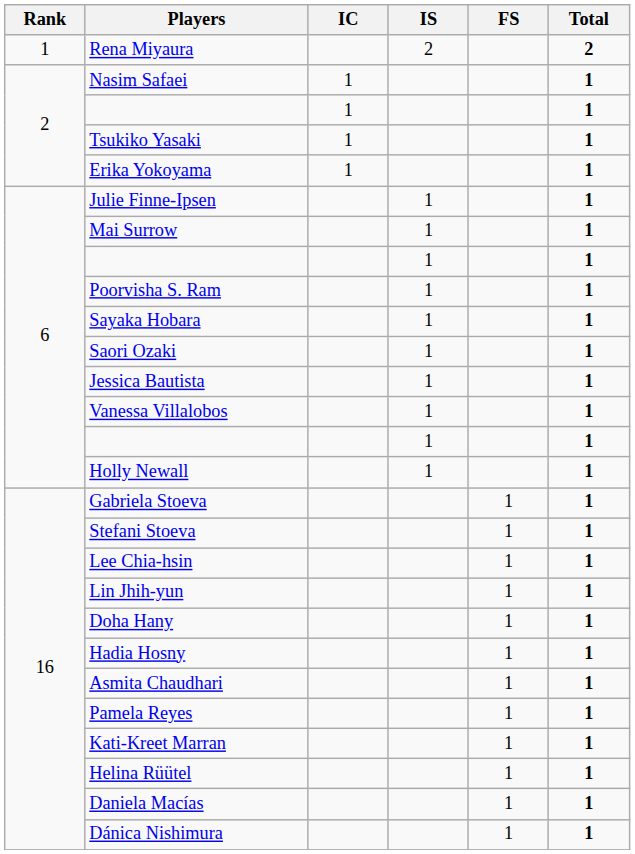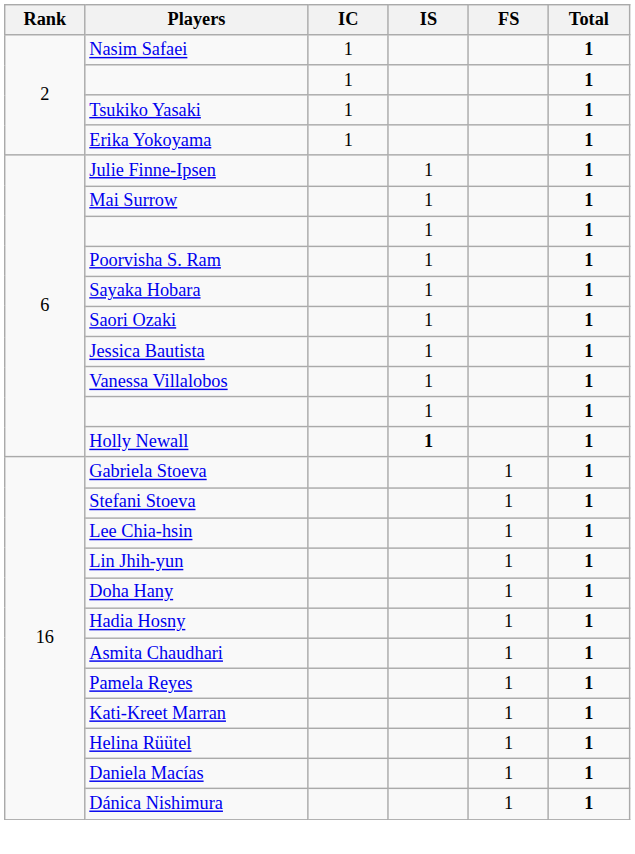- row: (45, 49)
(428, 471) normal -> (428, 441) bold
